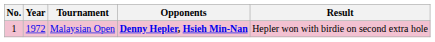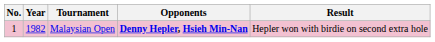(36, 29) 1972 -> (36, 29) 1982
